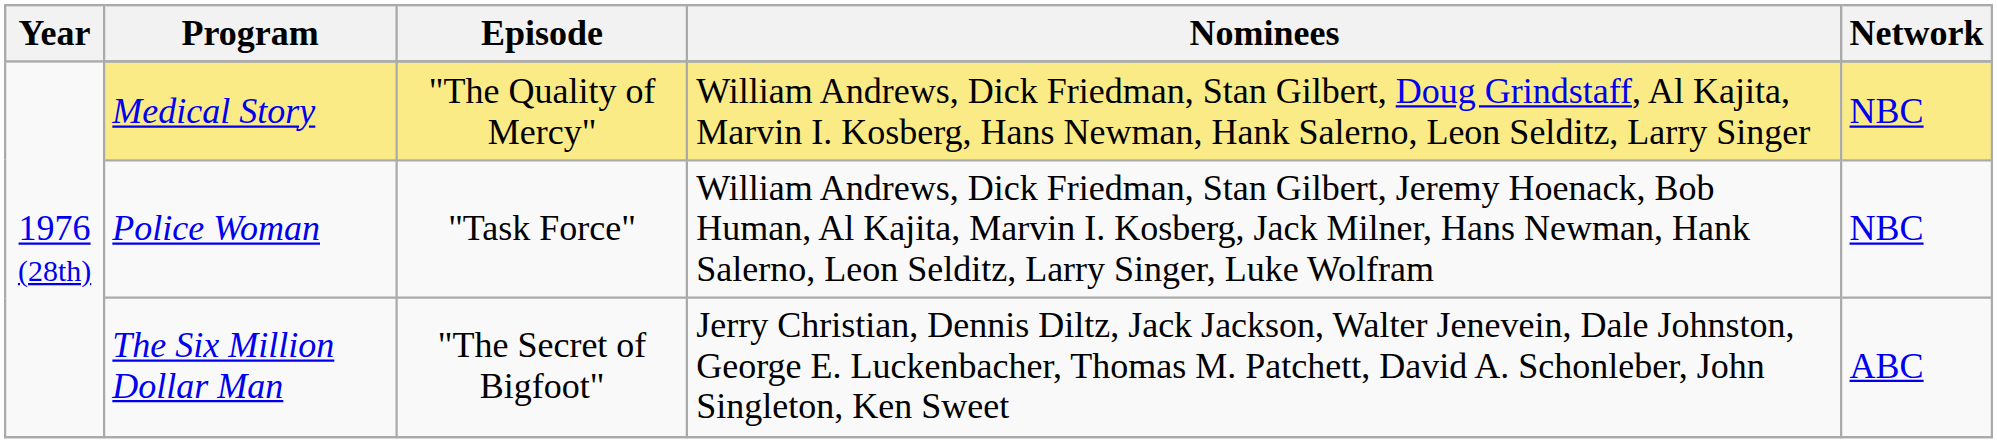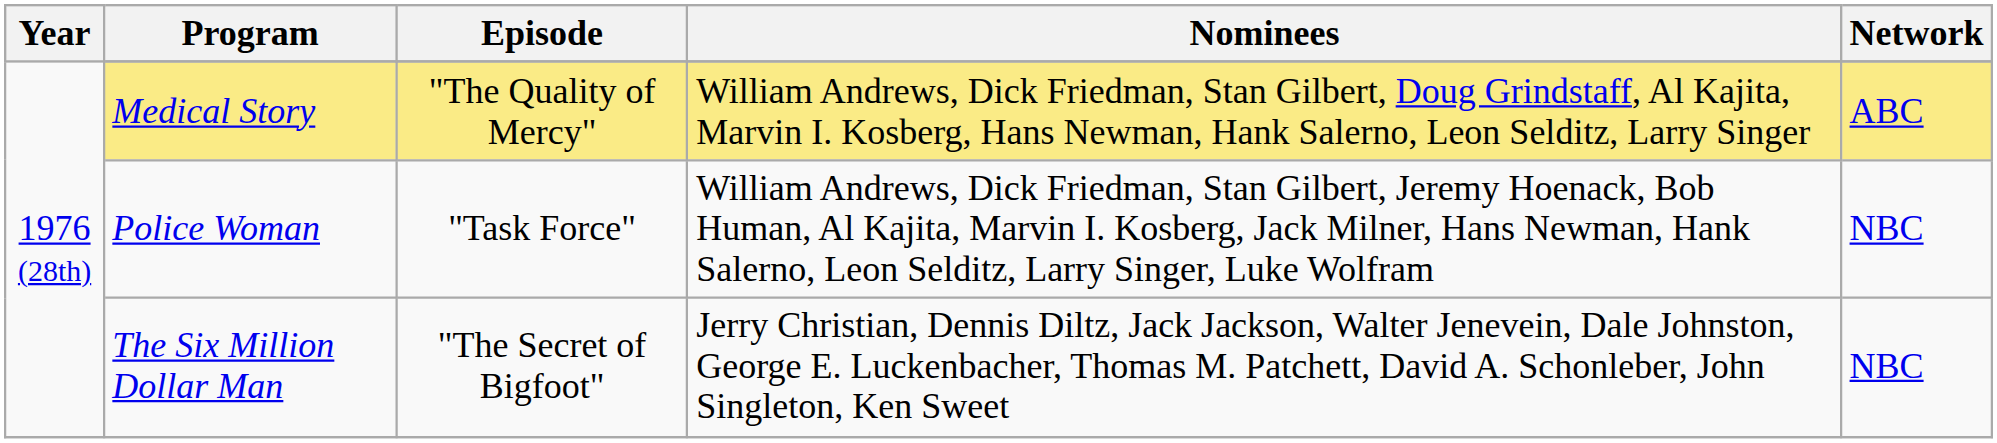(1887, 110) NBC -> (1887, 110) ABC
(1887, 366) ABC -> (1887, 366) NBC
